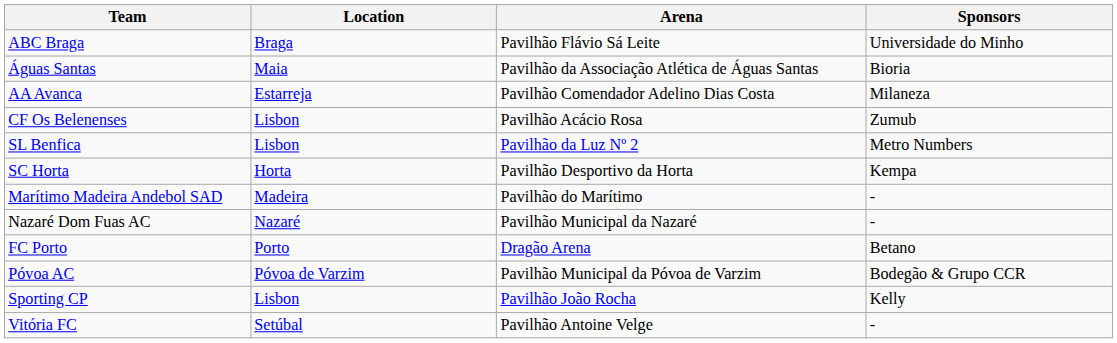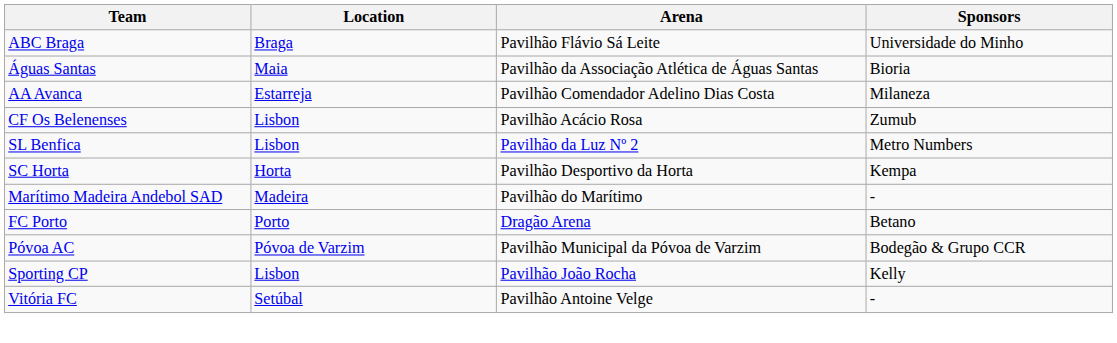- row: (79, 222)
